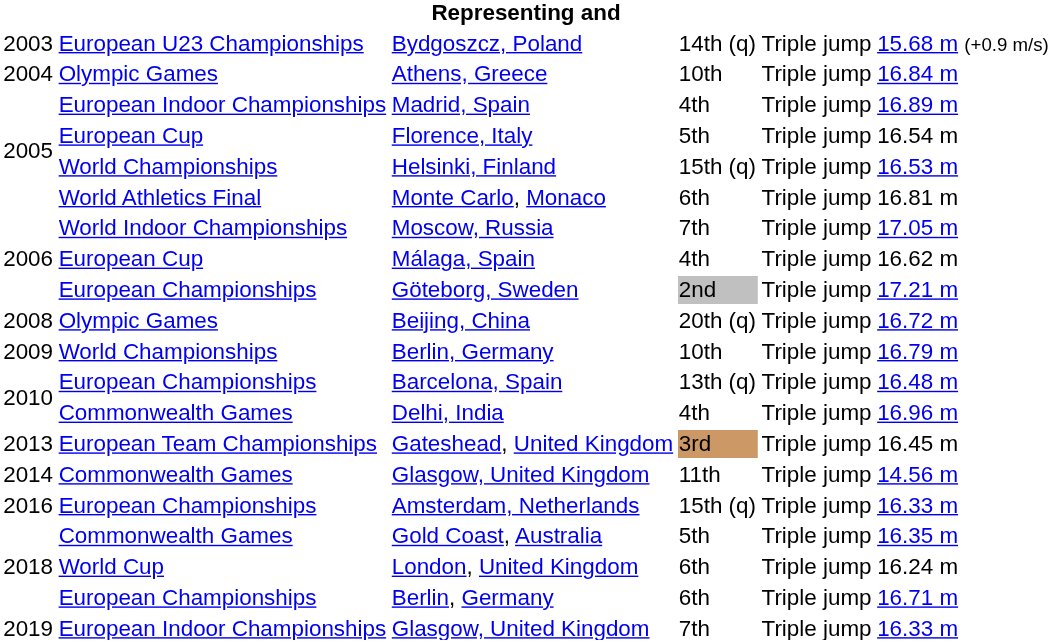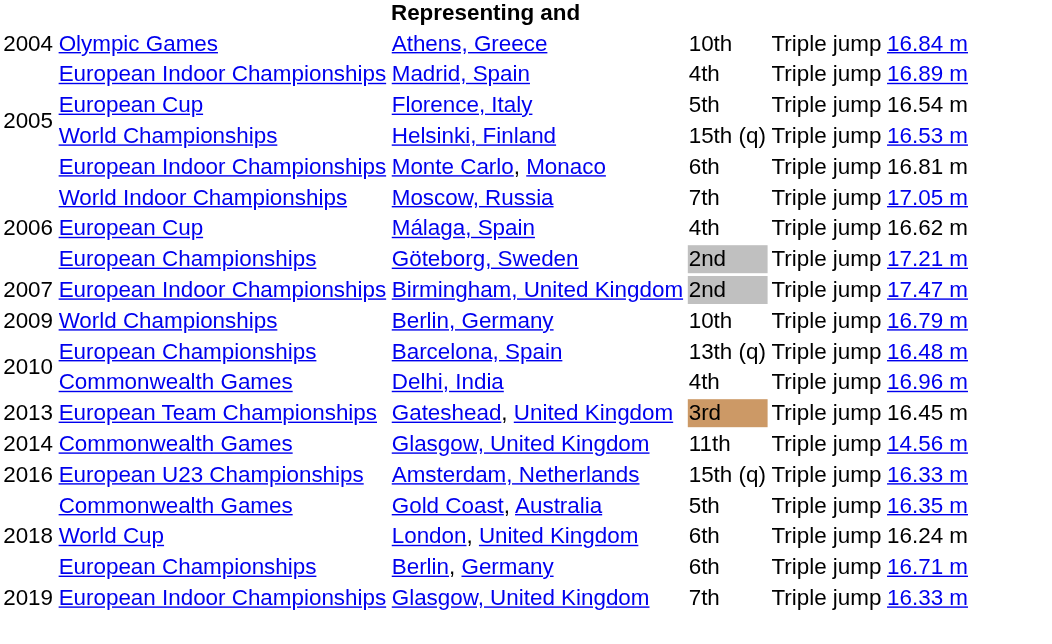- row: (28, 43)
(160, 197) World Athletics Final -> (222, 166) European Indoor Championships
+ row: (28, 289)
- row: (28, 320)
(188, 505) European Championships -> (211, 474) European U23 Championships
